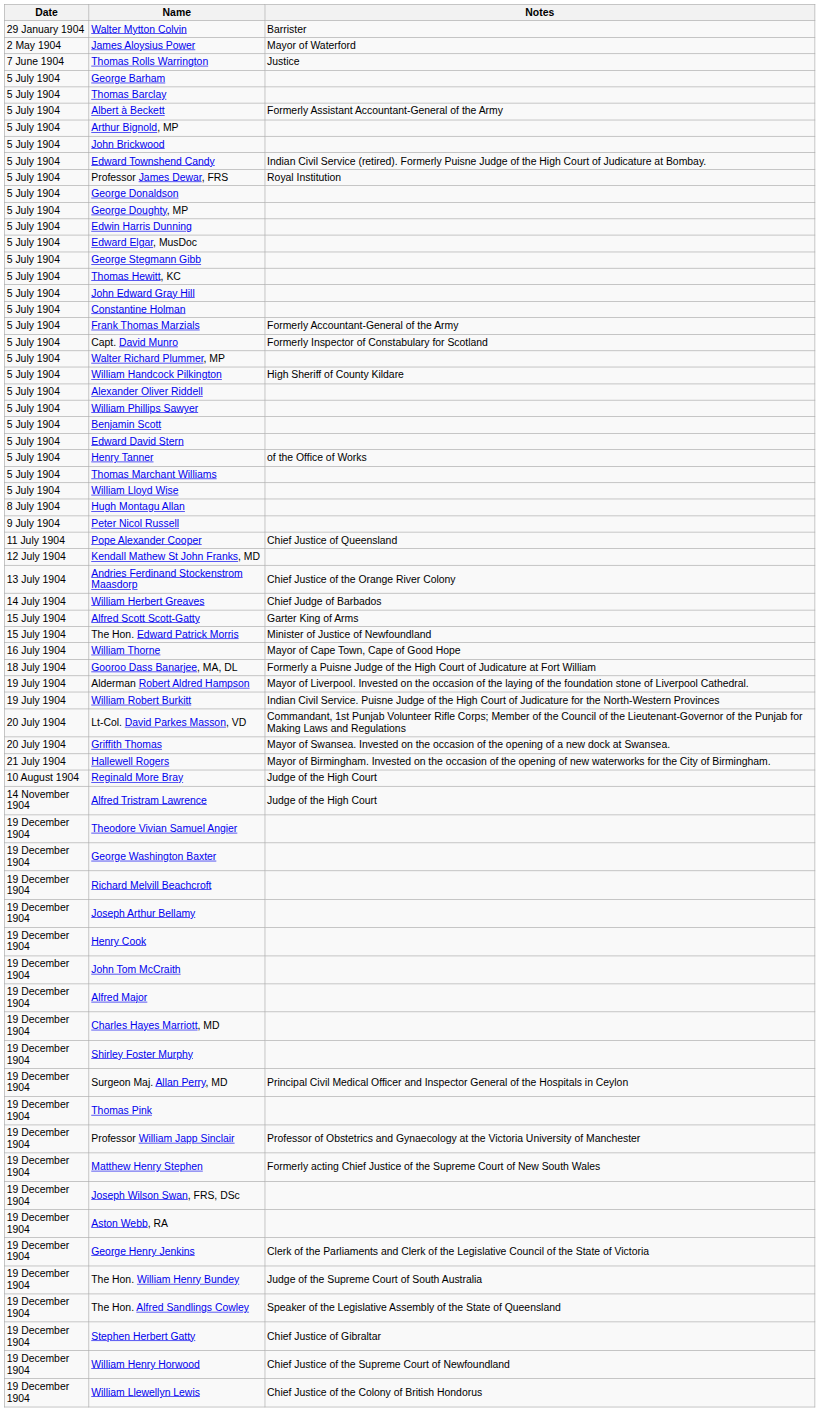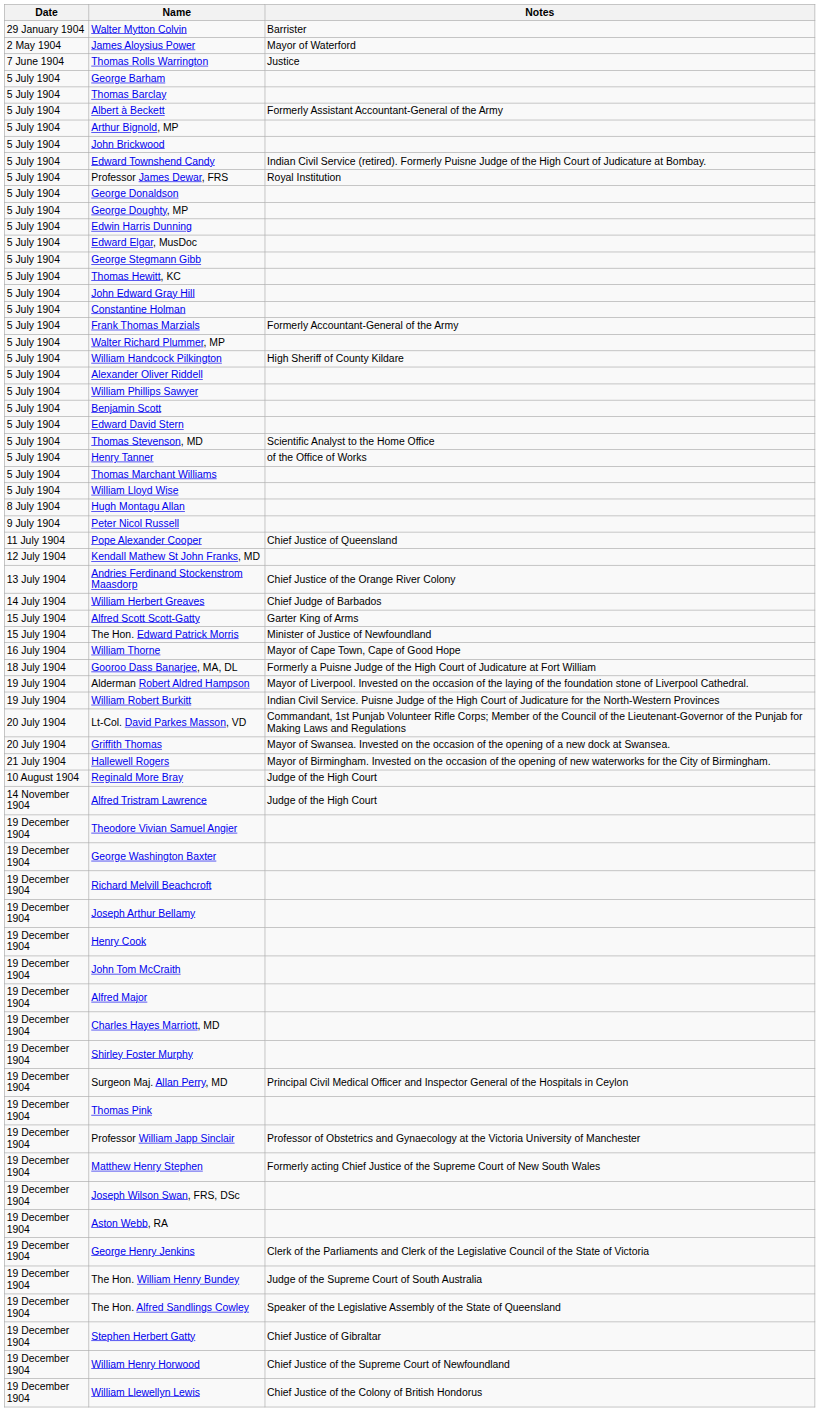- row: (135, 342)
+ row: (147, 441)
